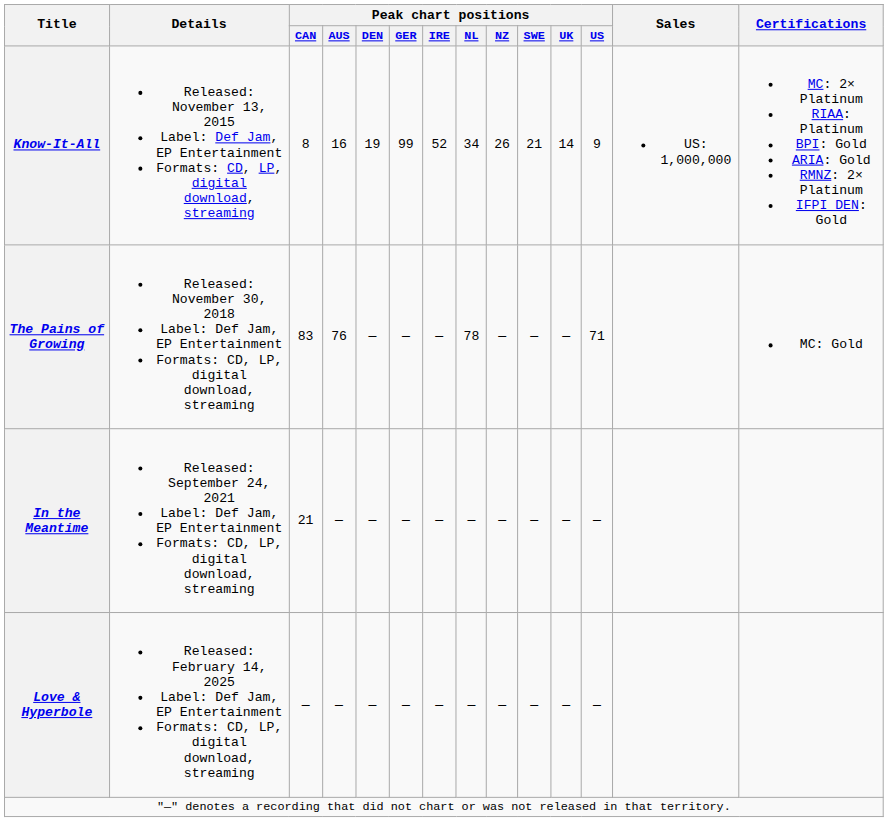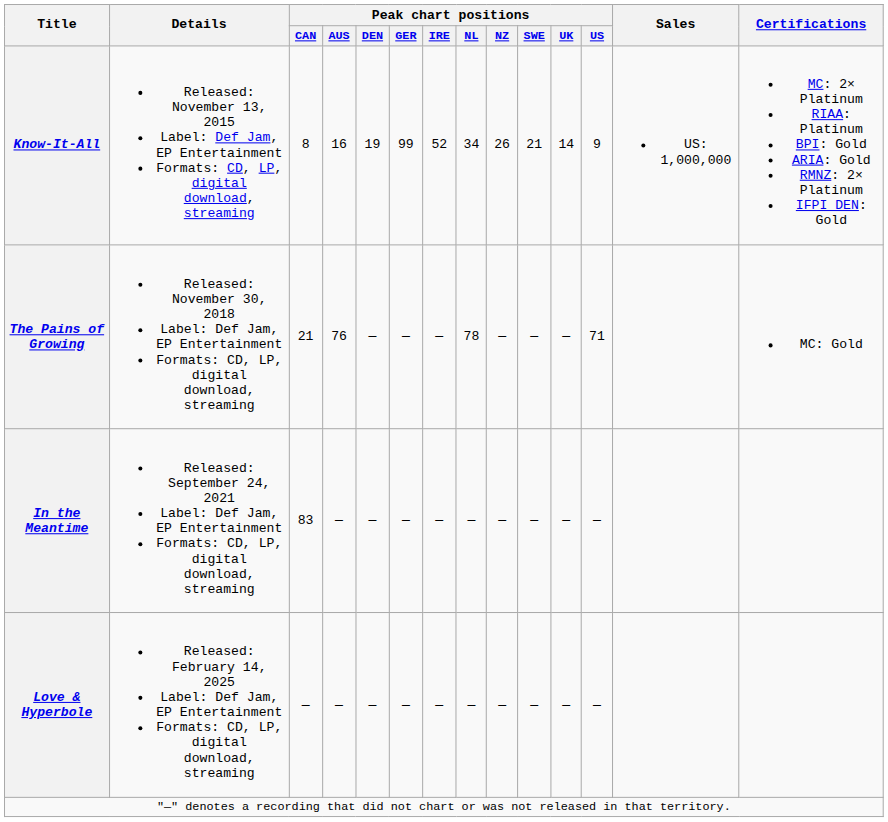(306, 337) 83 -> (306, 337) 21
(306, 521) 21 -> (306, 521) 83
